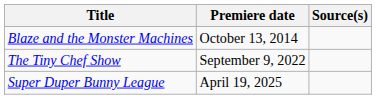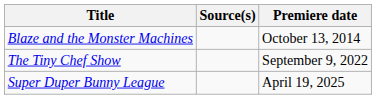columns swapped: (253, 15) <-> (340, 15)
